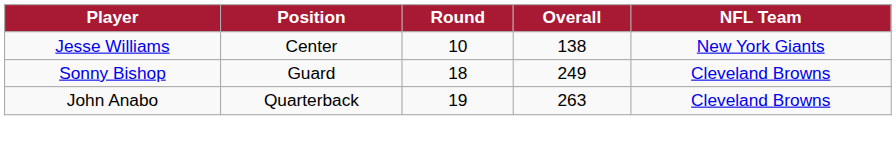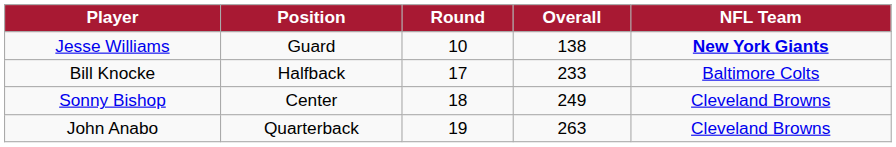(311, 45) Center -> (311, 45) Guard
(761, 45) normal -> (761, 45) bold
+ row: (112, 73)
(311, 73) Guard -> (311, 100) Center
